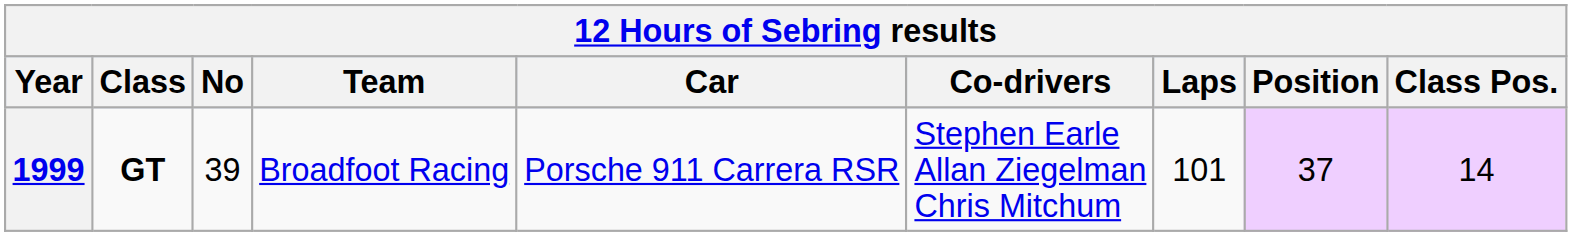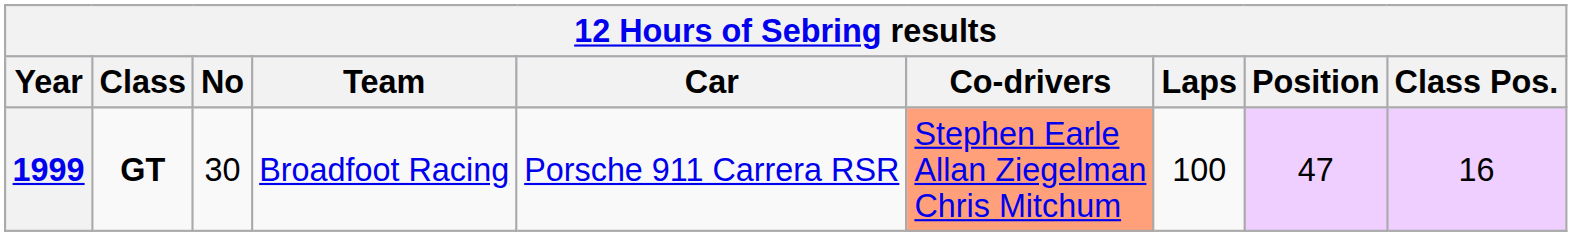(223, 170) 39 -> (223, 170) 30
(1030, 170) no background -> (1030, 170) lightsalmon background
(1199, 170) 101 -> (1199, 170) 100
(1316, 170) 37 -> (1316, 170) 47
(1476, 170) 14 -> (1476, 170) 16
